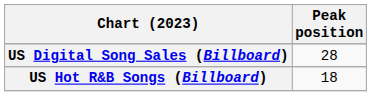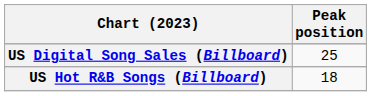(329, 56) 28 -> (329, 56) 25
